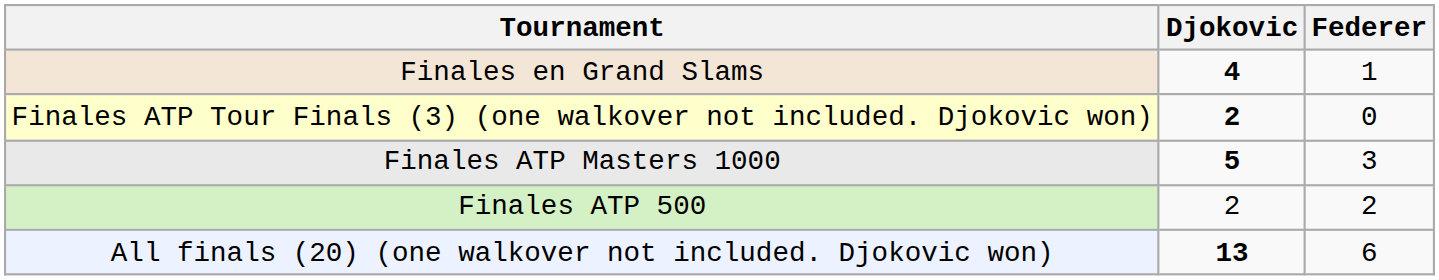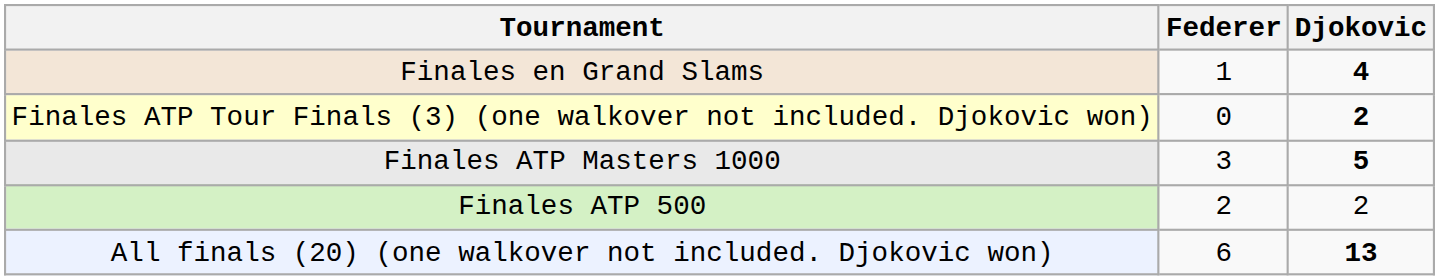columns swapped: (1232, 28) <-> (1369, 28)
